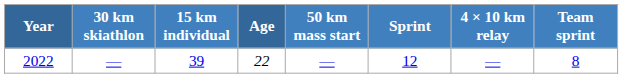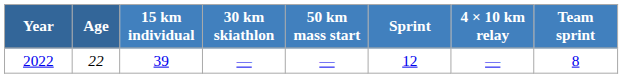columns swapped: (262, 26) <-> (114, 26)
